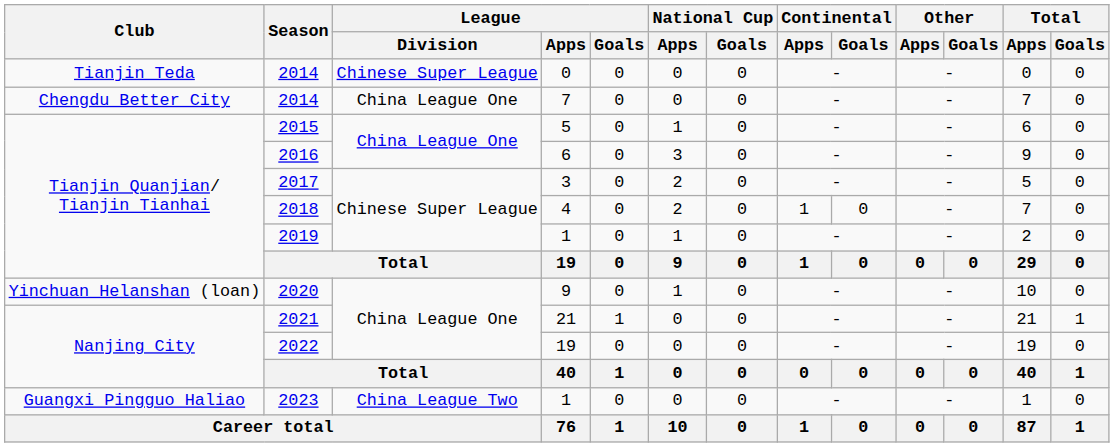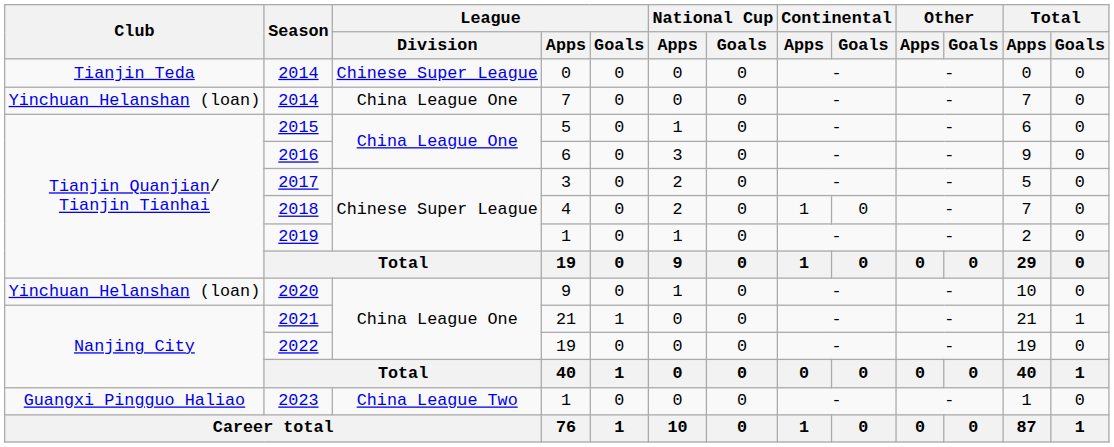(134, 100) Chengdu Better City -> (134, 100) Yinchuan Helanshan (loan)
